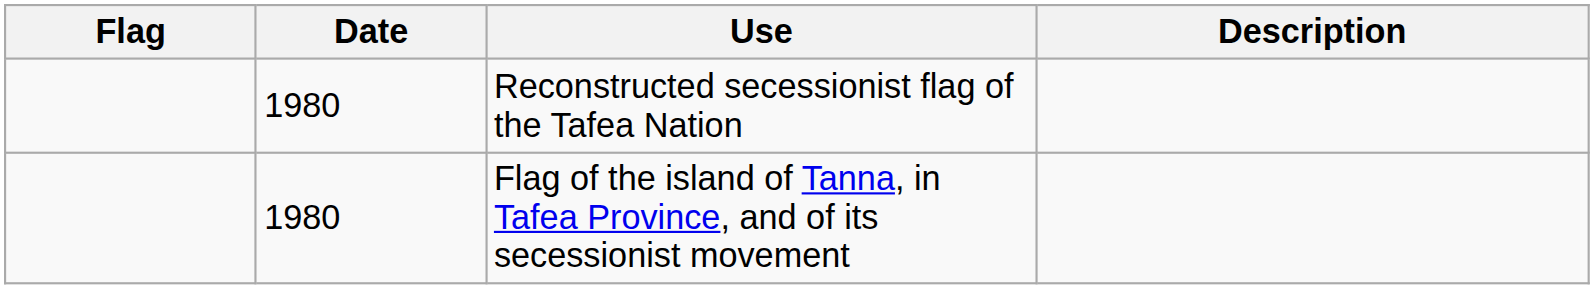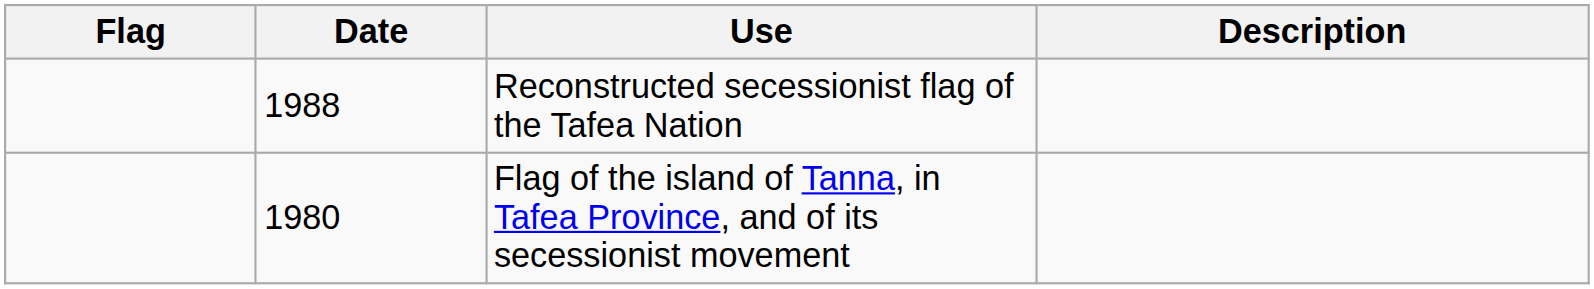(302, 105) 1980 -> (302, 105) 1988
